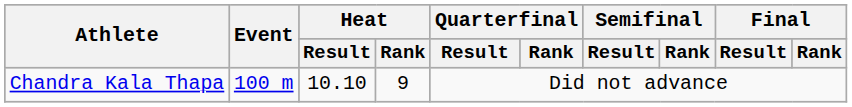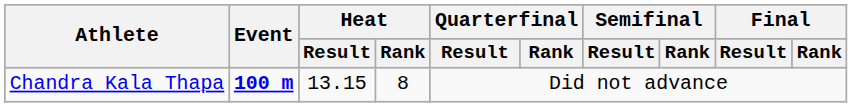(264, 84) normal -> (264, 84) bold
(337, 84) 10.10 -> (337, 84) 13.15
(403, 84) 9 -> (403, 84) 8
